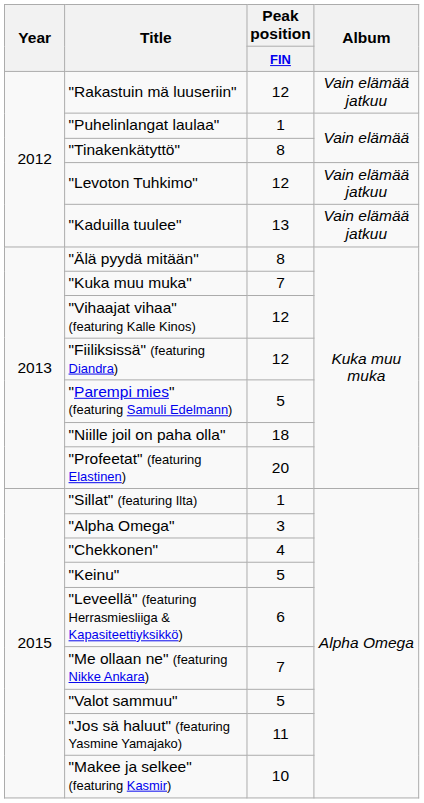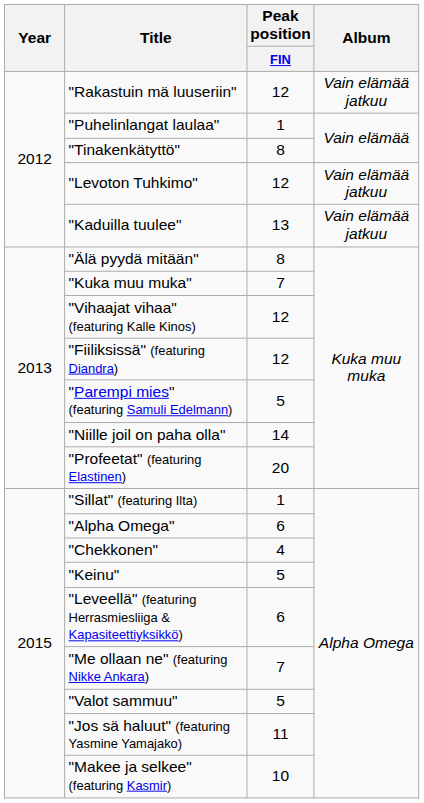(280, 434) 18 -> (280, 434) 14
(280, 525) 3 -> (280, 525) 6
